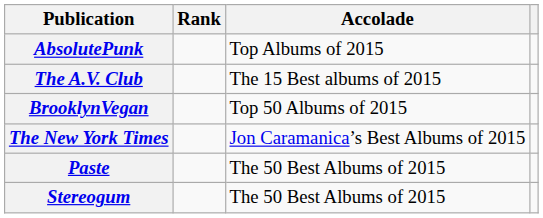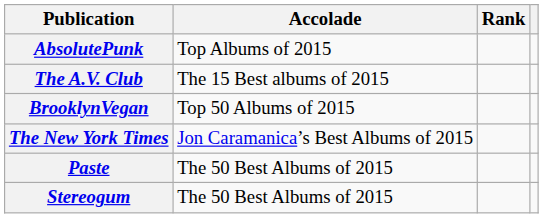columns swapped: (377, 19) <-> (199, 19)
